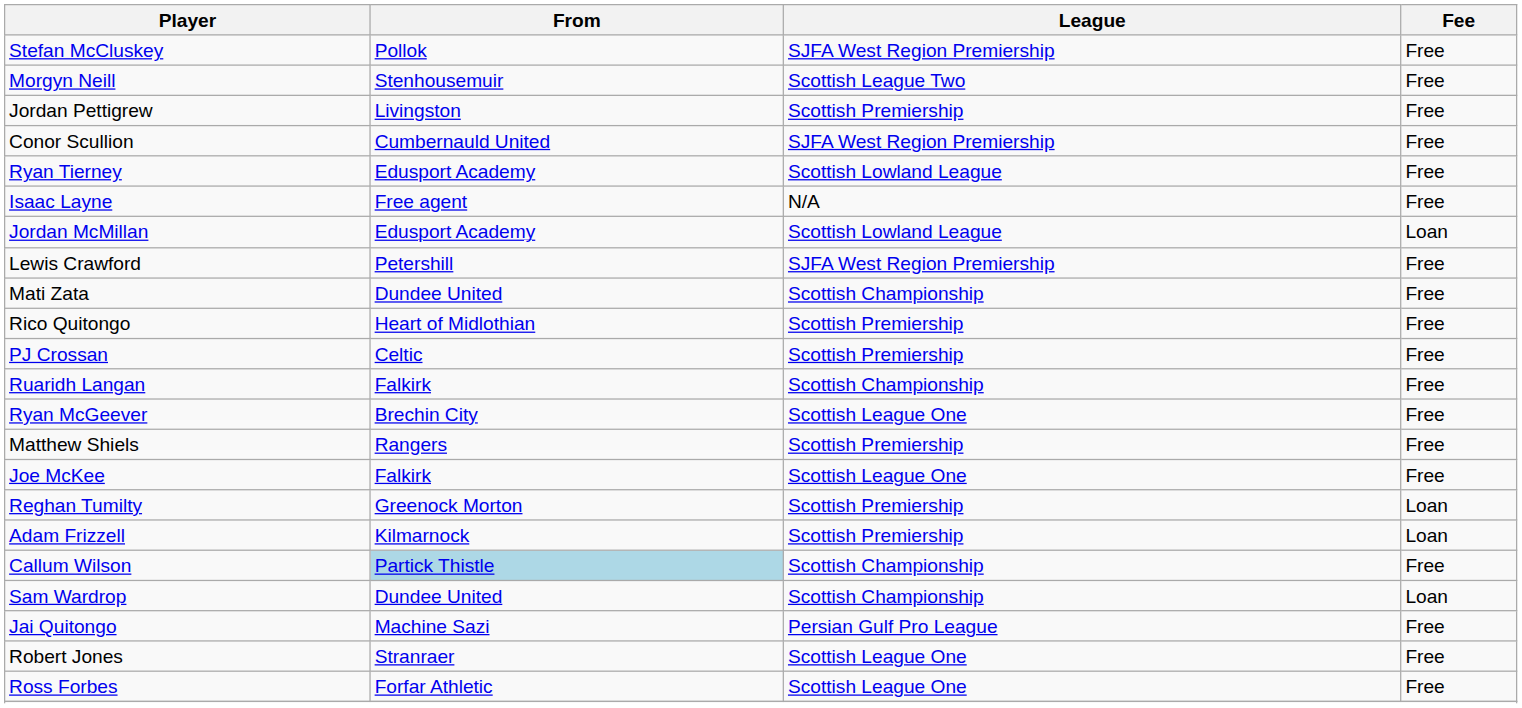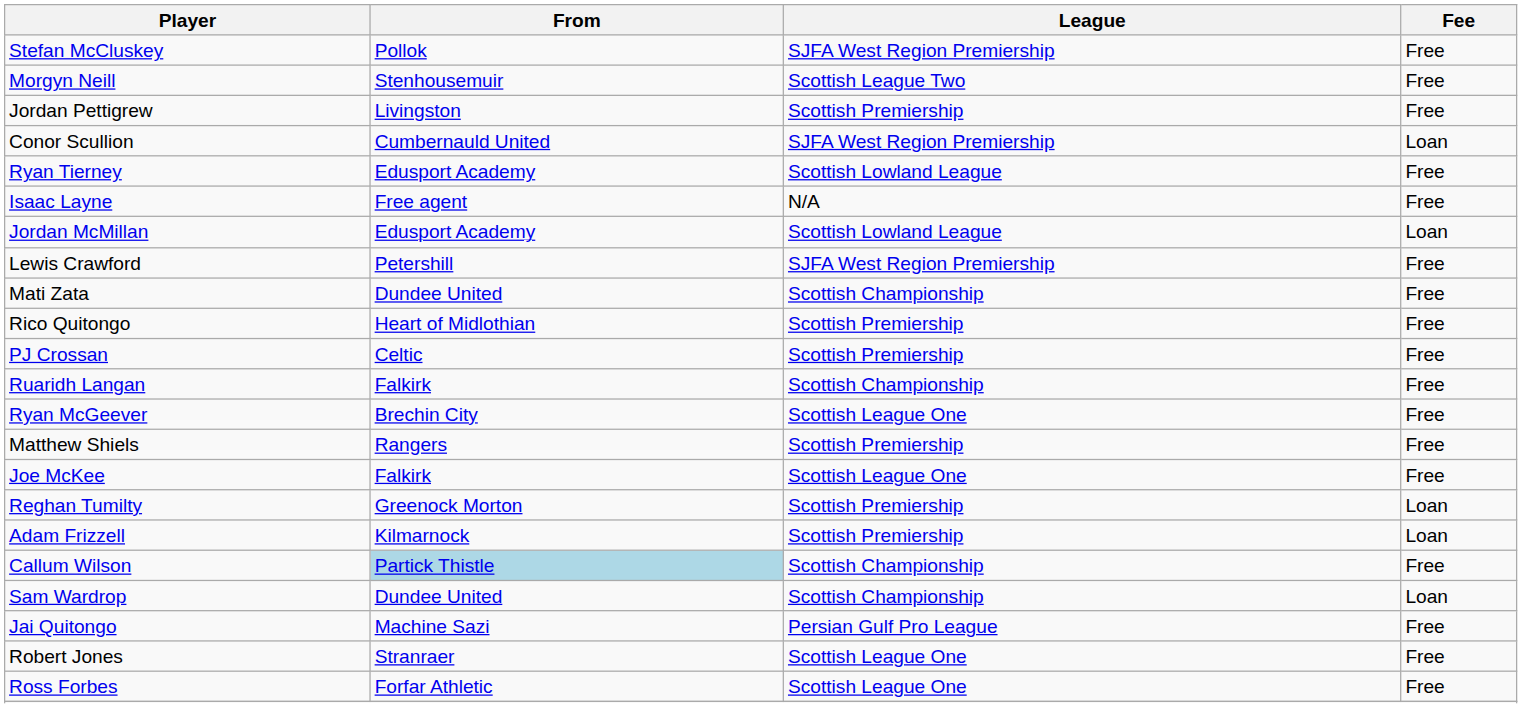(1425, 141) Free -> (1427, 141) Loan
